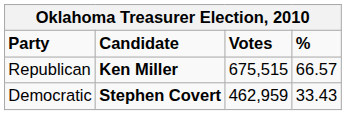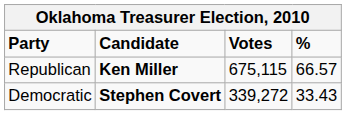(258, 69) 675,515 -> (258, 69) 675,115
(258, 95) 462,959 -> (258, 95) 339,272
